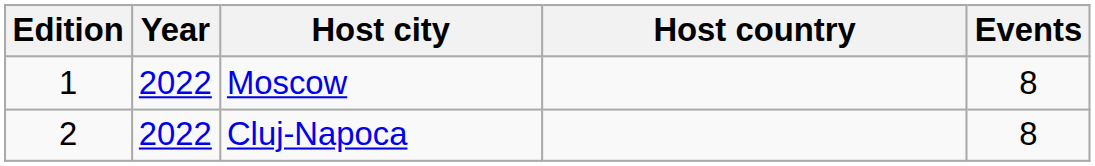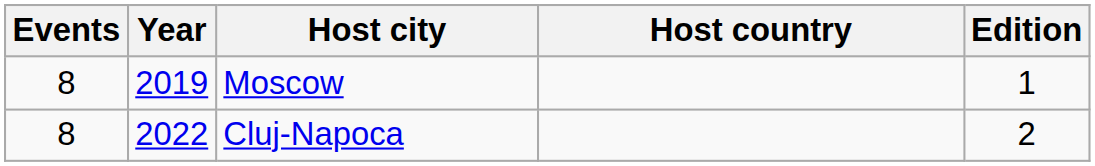columns swapped: (68, 30) <-> (1028, 30)
(175, 82) 2022 -> (172, 82) 2019
